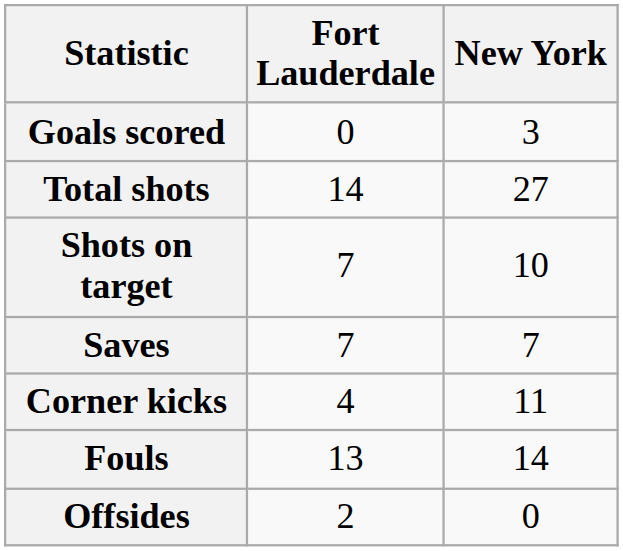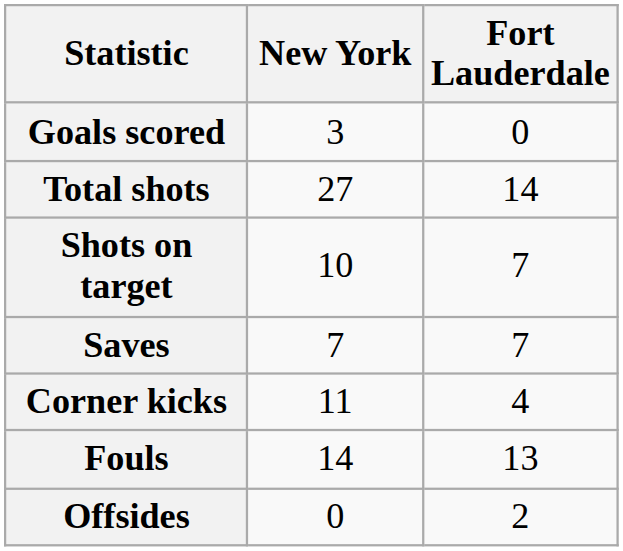columns swapped: (531, 53) <-> (346, 53)
